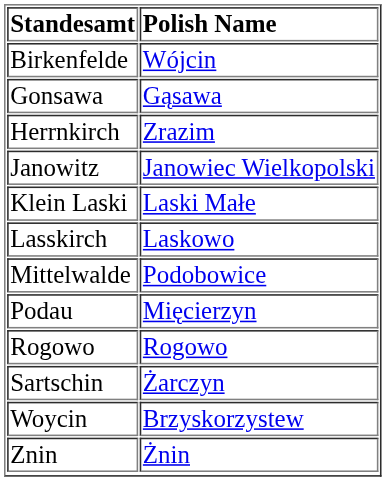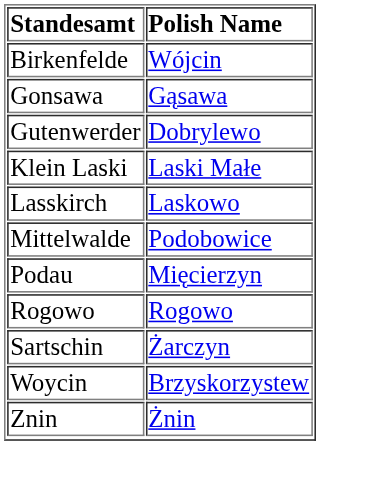+ row: (75, 131)
- row: (65, 131)
- row: (55, 167)
